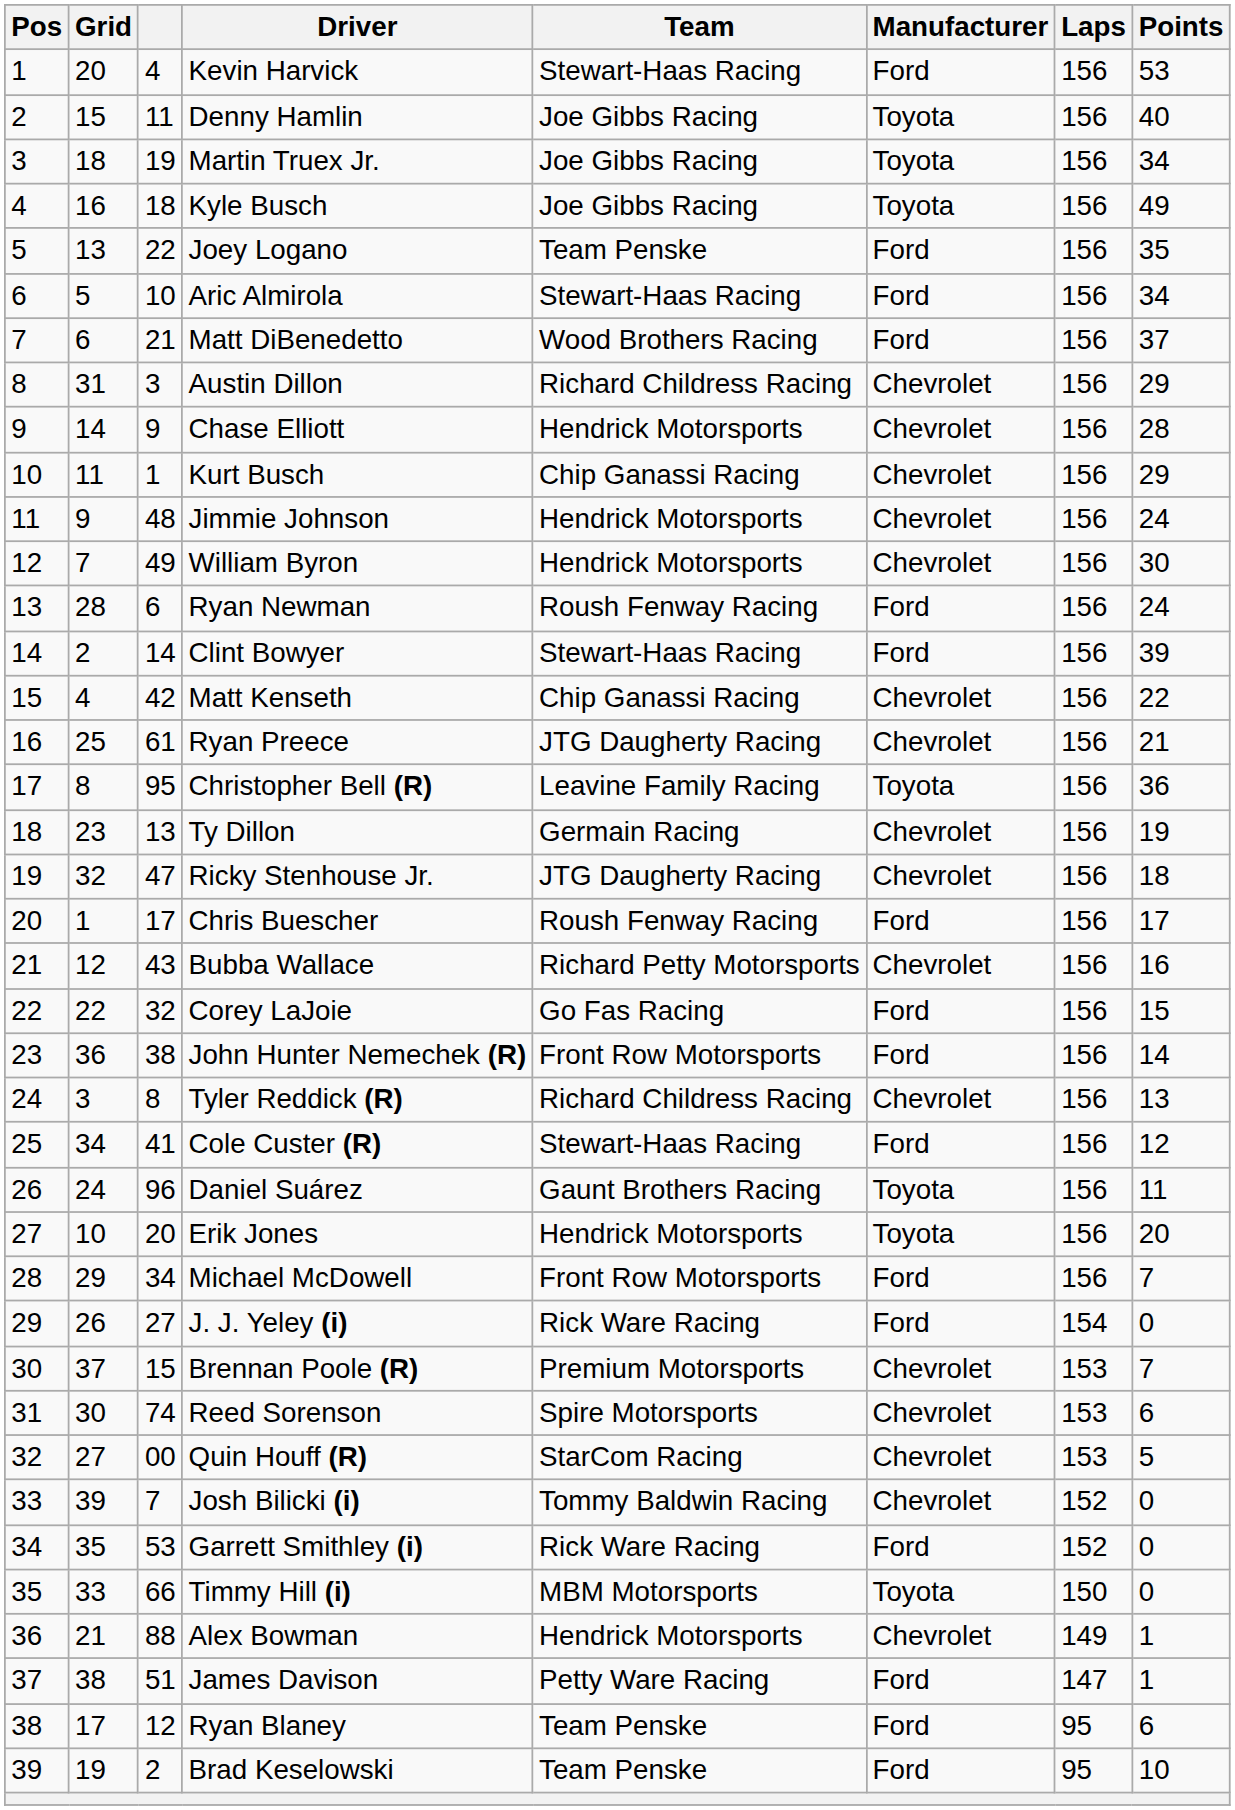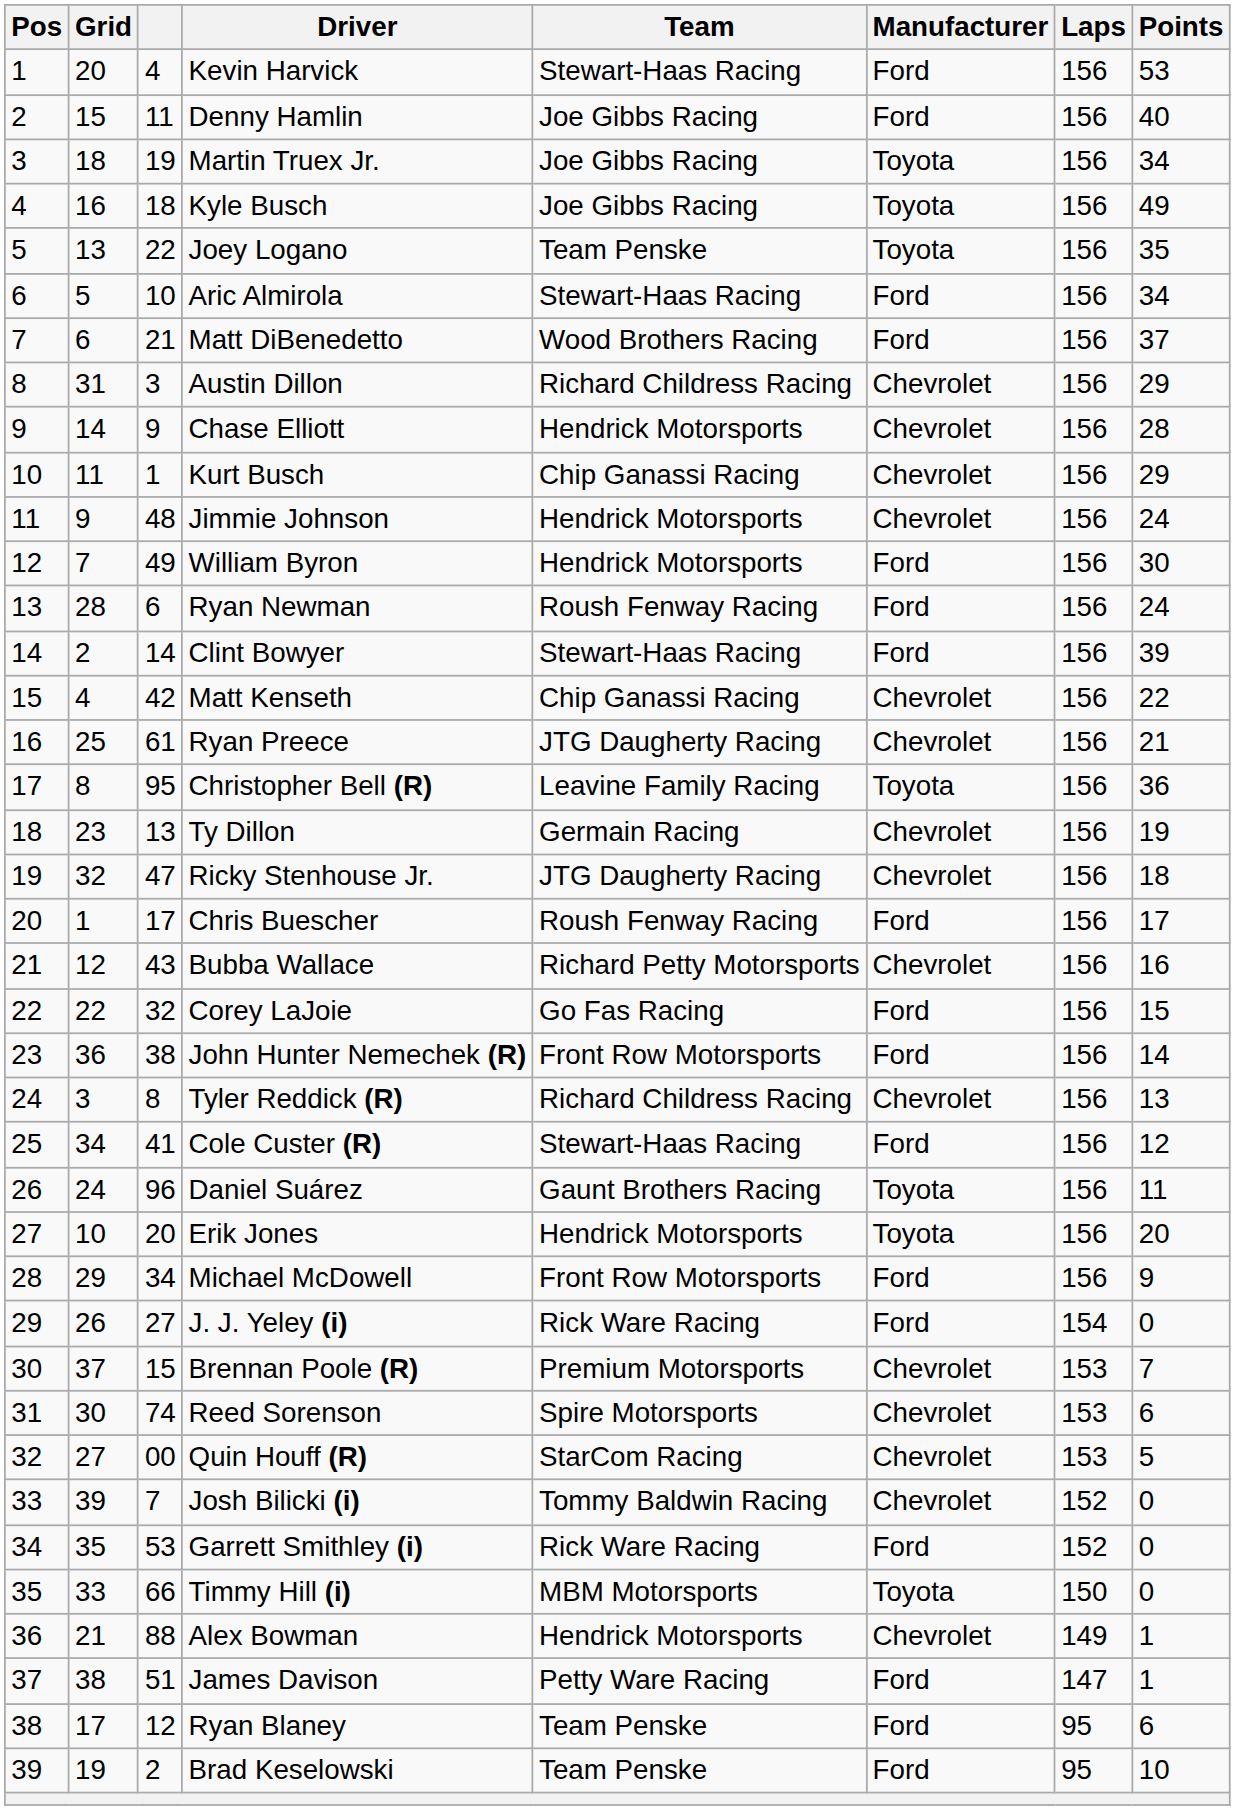(913, 115) Toyota -> (901, 115) Ford
(901, 249) Ford -> (913, 249) Toyota
(932, 562) Chevrolet -> (901, 562) Ford
(1146, 1277) 7 -> (1146, 1277) 9
